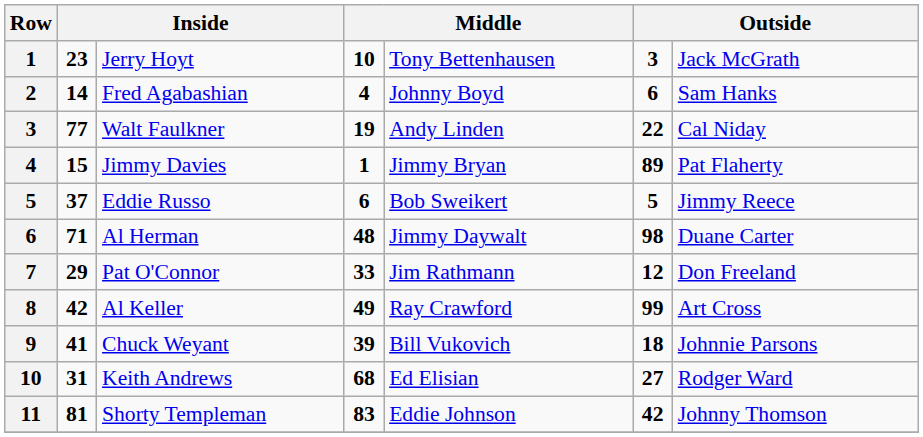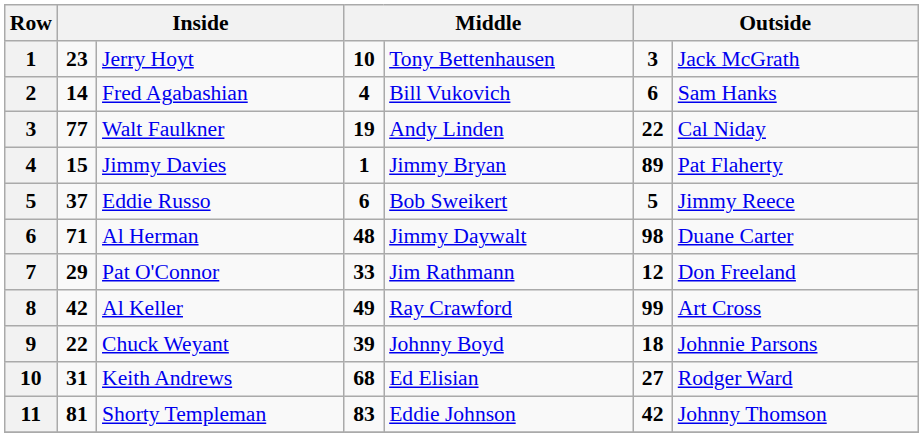(446, 93) Johnny Boyd -> (450, 93) Bill Vukovich
(77, 343) 41 -> (77, 343) 22
(450, 343) Bill Vukovich -> (446, 343) Johnny Boyd
